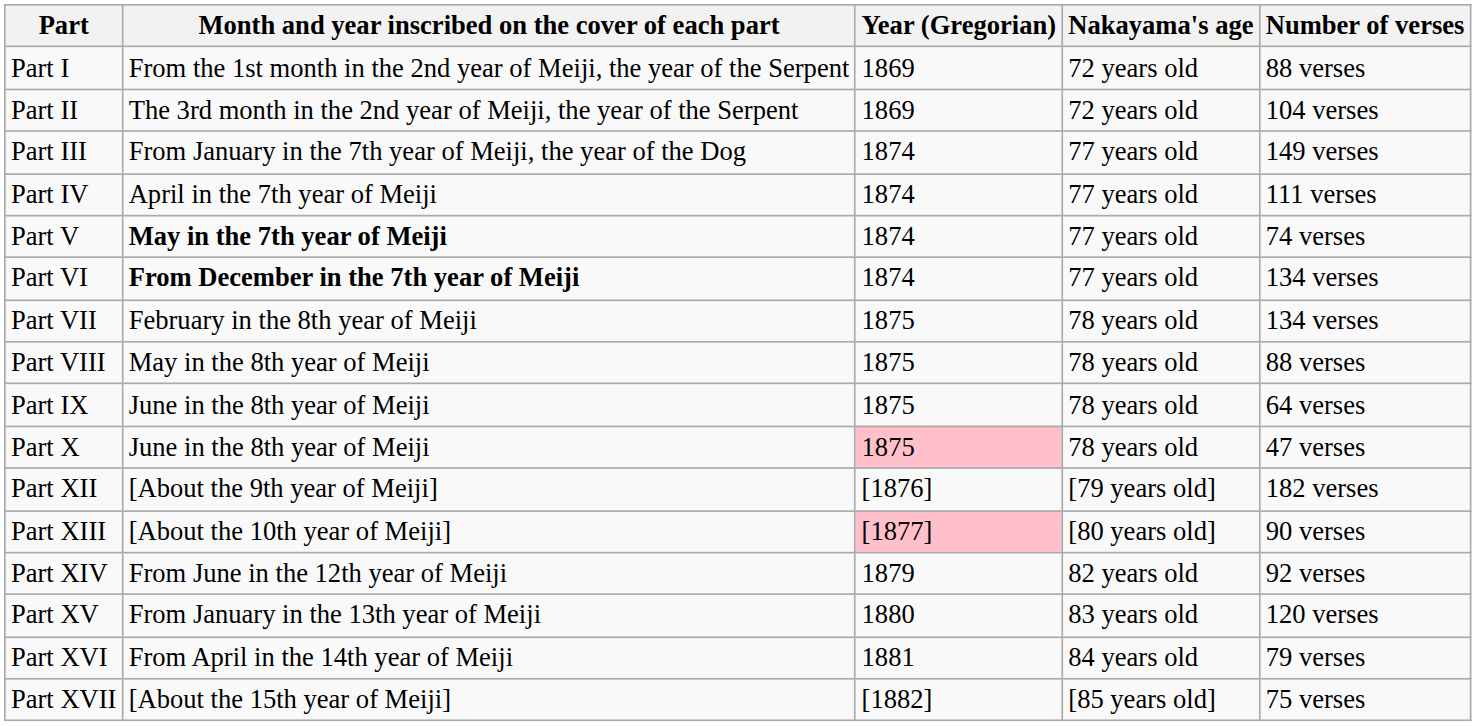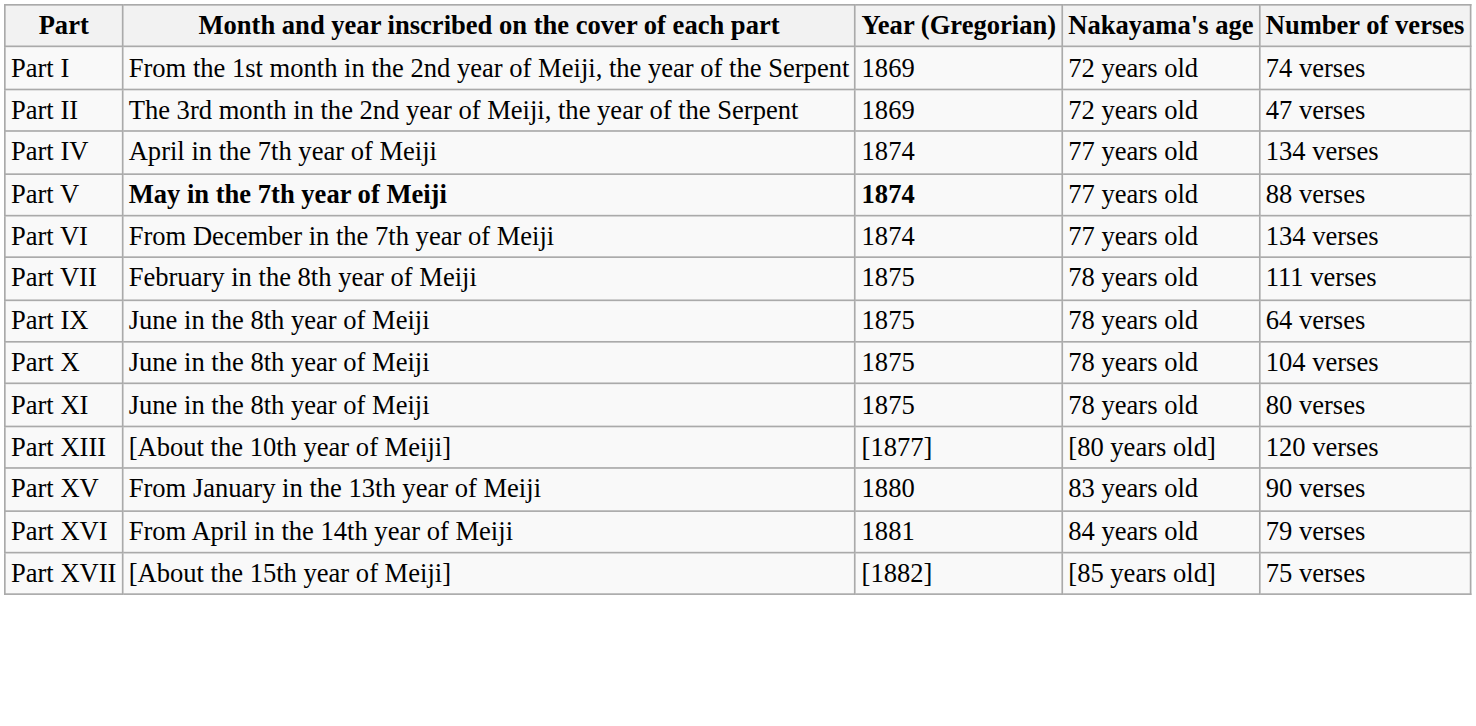(1316, 67) 88 verses -> (1316, 67) 74 verses
(1322, 109) 104 verses -> (1316, 109) 47 verses
- row: (49, 151)
(1321, 194) 111 verses -> (1322, 151) 134 verses
(888, 236) normal -> (888, 194) bold
(1316, 236) 74 verses -> (1316, 194) 88 verses
(354, 278) bold -> (341, 236) normal
(1322, 320) 134 verses -> (1321, 278) 111 verses
- row: (58, 362)
(888, 446) pink background -> (888, 362) no background
(1316, 446) 47 verses -> (1322, 362) 104 verses
+ row: (50, 404)
- row: (54, 488)
(897, 531) pink background -> (897, 446) no background
(1316, 531) 90 verses -> (1322, 446) 120 verses
- row: (59, 573)
(1322, 615) 120 verses -> (1316, 488) 90 verses
